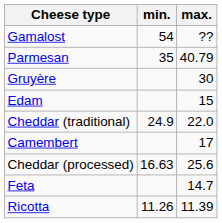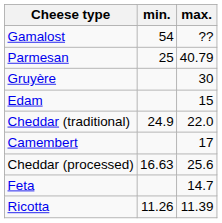(166, 57) 35 -> (166, 57) 25
